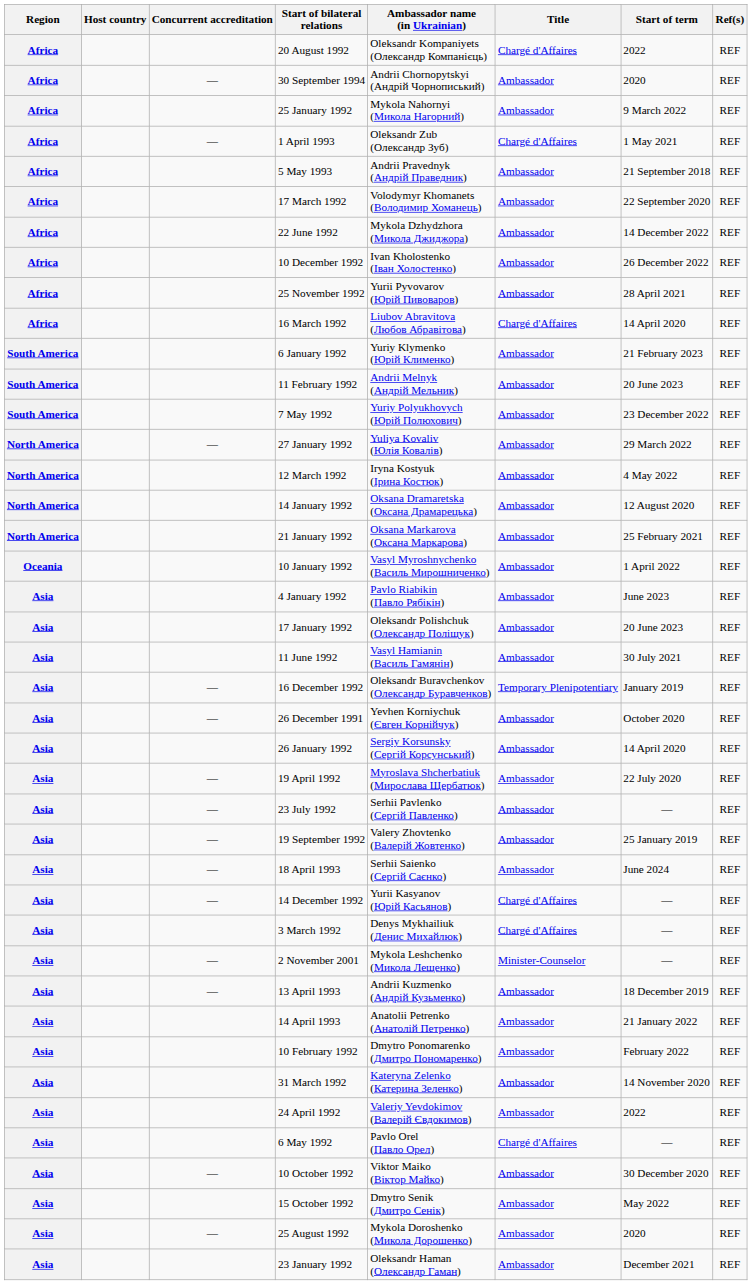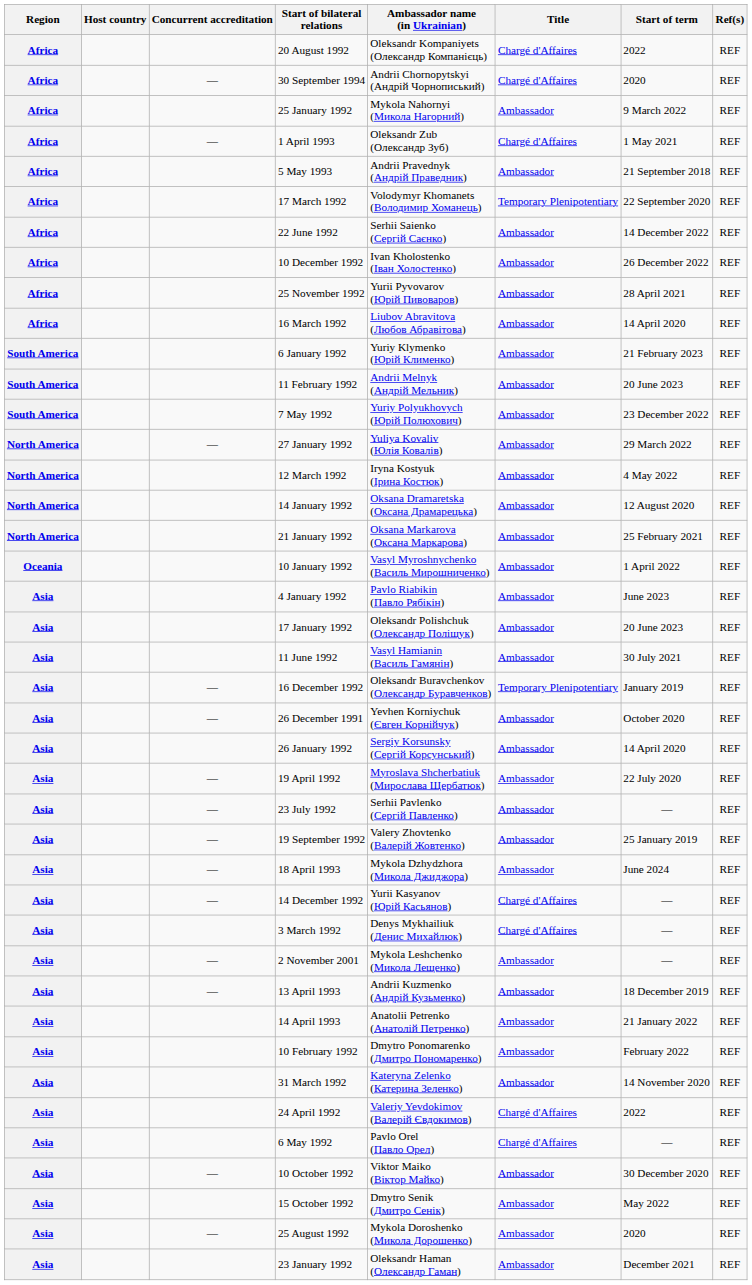(526, 80) Ambassador -> (537, 80) Chargé d'Affaires
(526, 201) Ambassador -> (558, 201) Temporary Plenipotentiary
(419, 232) Mykola Dzhydzhora (Микола Джиджора) -> (408, 232) Serhii Saienko (Сергій Саєнко)
(537, 323) Chargé d'Affaires -> (526, 323) Ambassador
(408, 869) Serhii Saienko (Сергій Саєнко) -> (419, 869) Mykola Dzhydzhora (Микола Джиджора)
(542, 960) Minister-Counselor -> (526, 960) Ambassador
(526, 1112) Ambassador -> (537, 1112) Chargé d'Affaires
